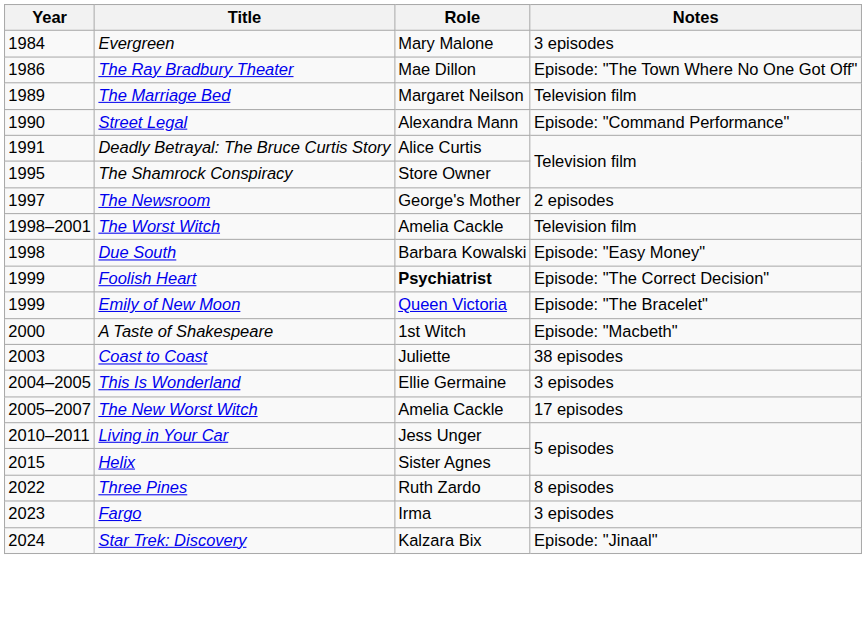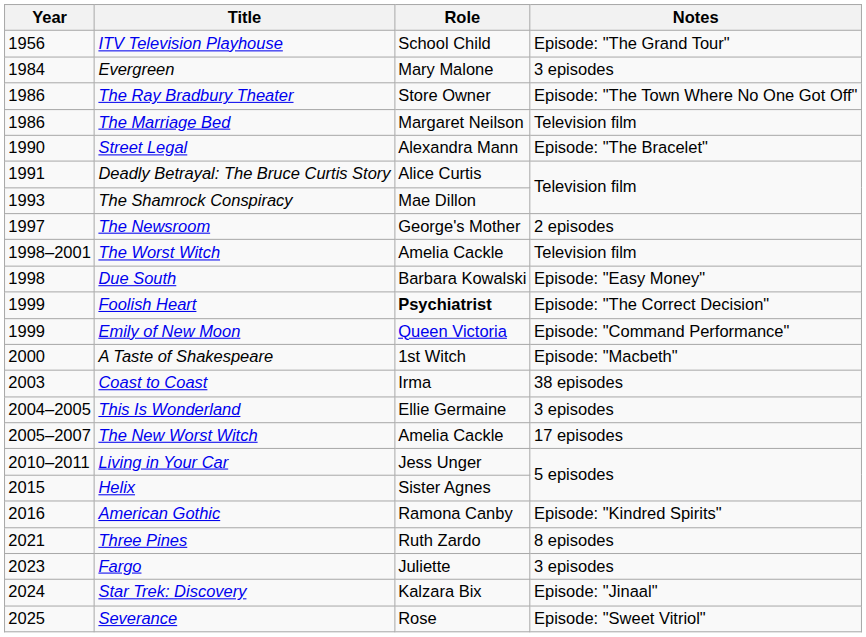+ row: (191, 43)
(437, 69) Mae Dillon -> (444, 95) Store Owner
(27, 95) 1989 -> (27, 122) 1986
(662, 122) Episode: "Command Performance" -> (621, 148) Episode: "The Bracelet"
(27, 174) 1995 -> (27, 200) 1993
(444, 174) Store Owner -> (437, 200) Mae Dillon
(621, 305) Episode: "The Bracelet" -> (662, 331) Episode: "Command Performance"
(424, 357) Juliette -> (415, 383) Irma
+ row: (159, 514)
(27, 488) 2022 -> (27, 540) 2021
(415, 514) Irma -> (424, 566) Juliette
+ row: (138, 618)
